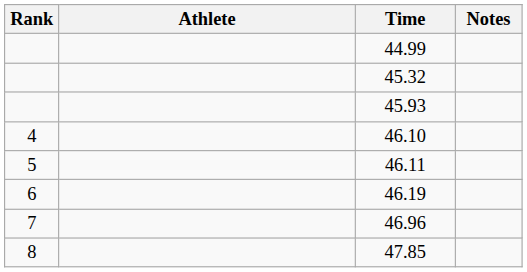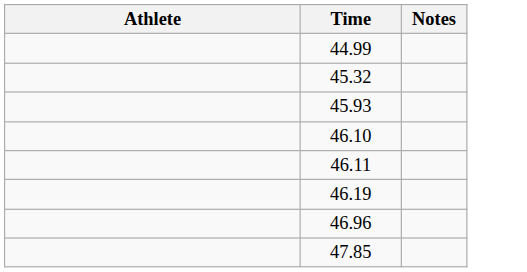- column: (32, 19)
